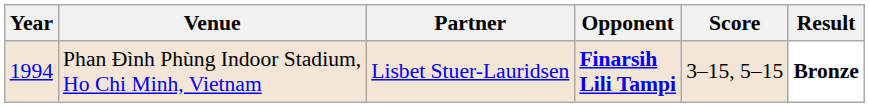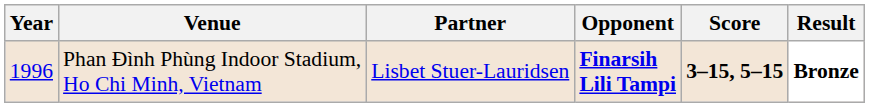(31, 71) 1994 -> (31, 71) 1996
(735, 71) normal -> (735, 71) bold
